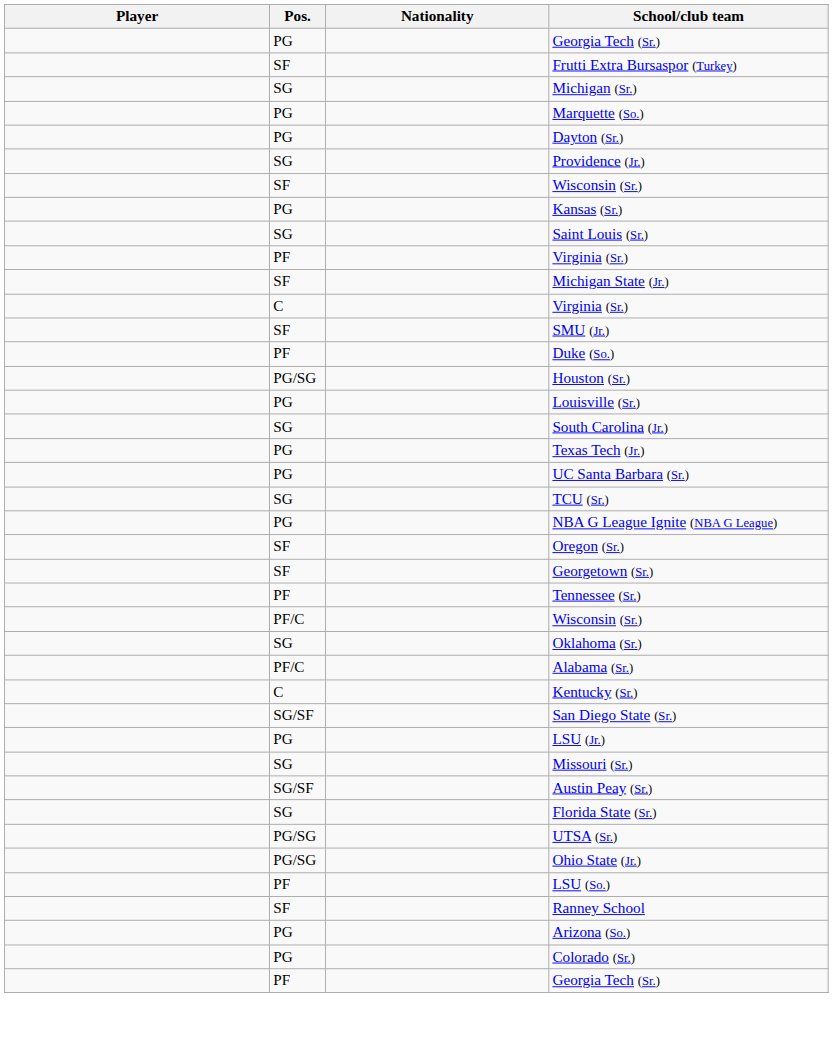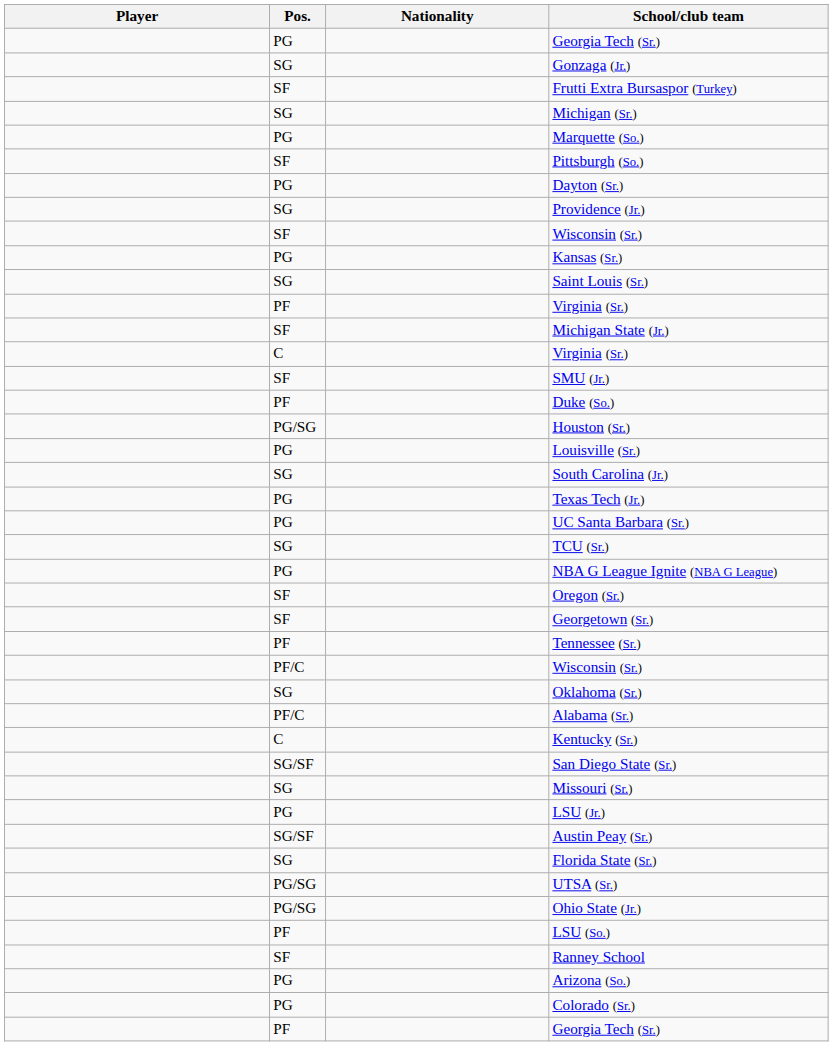+ row: (283, 64)
+ row: (282, 161)
rows swapped: (283, 739) <-> (283, 763)
